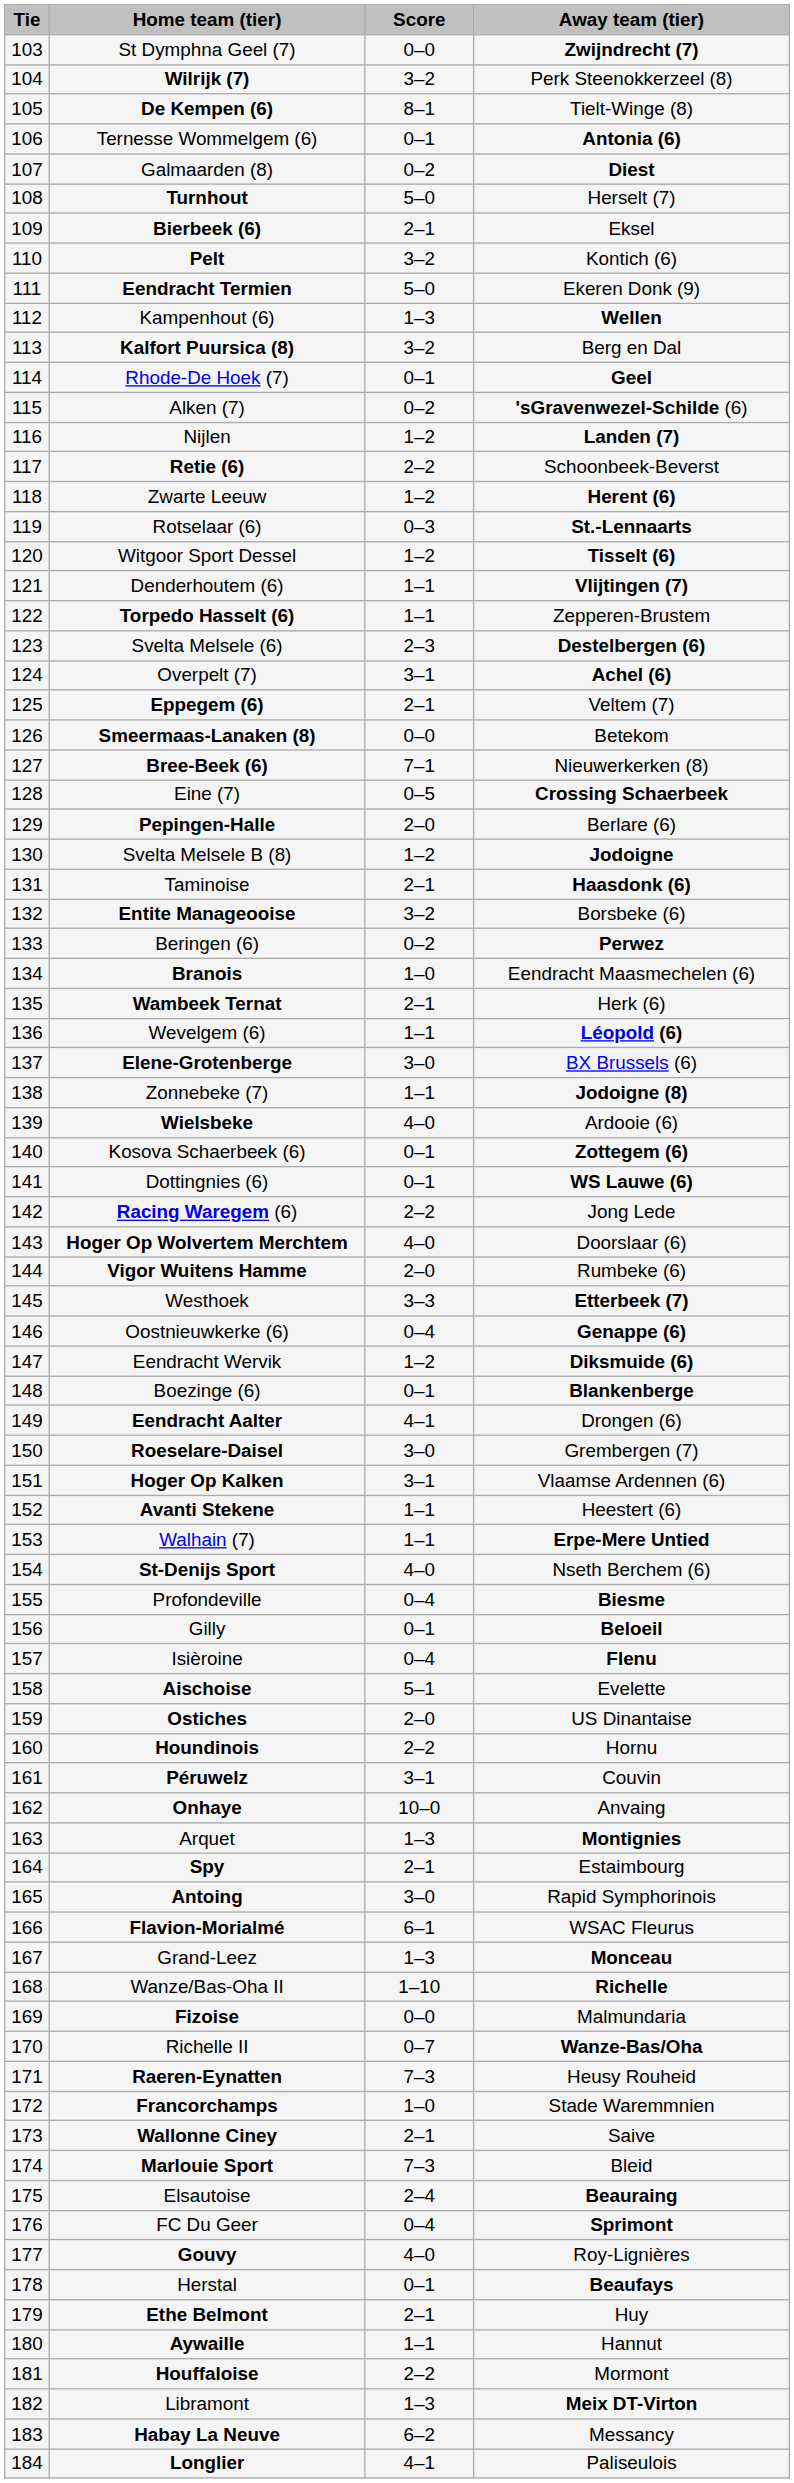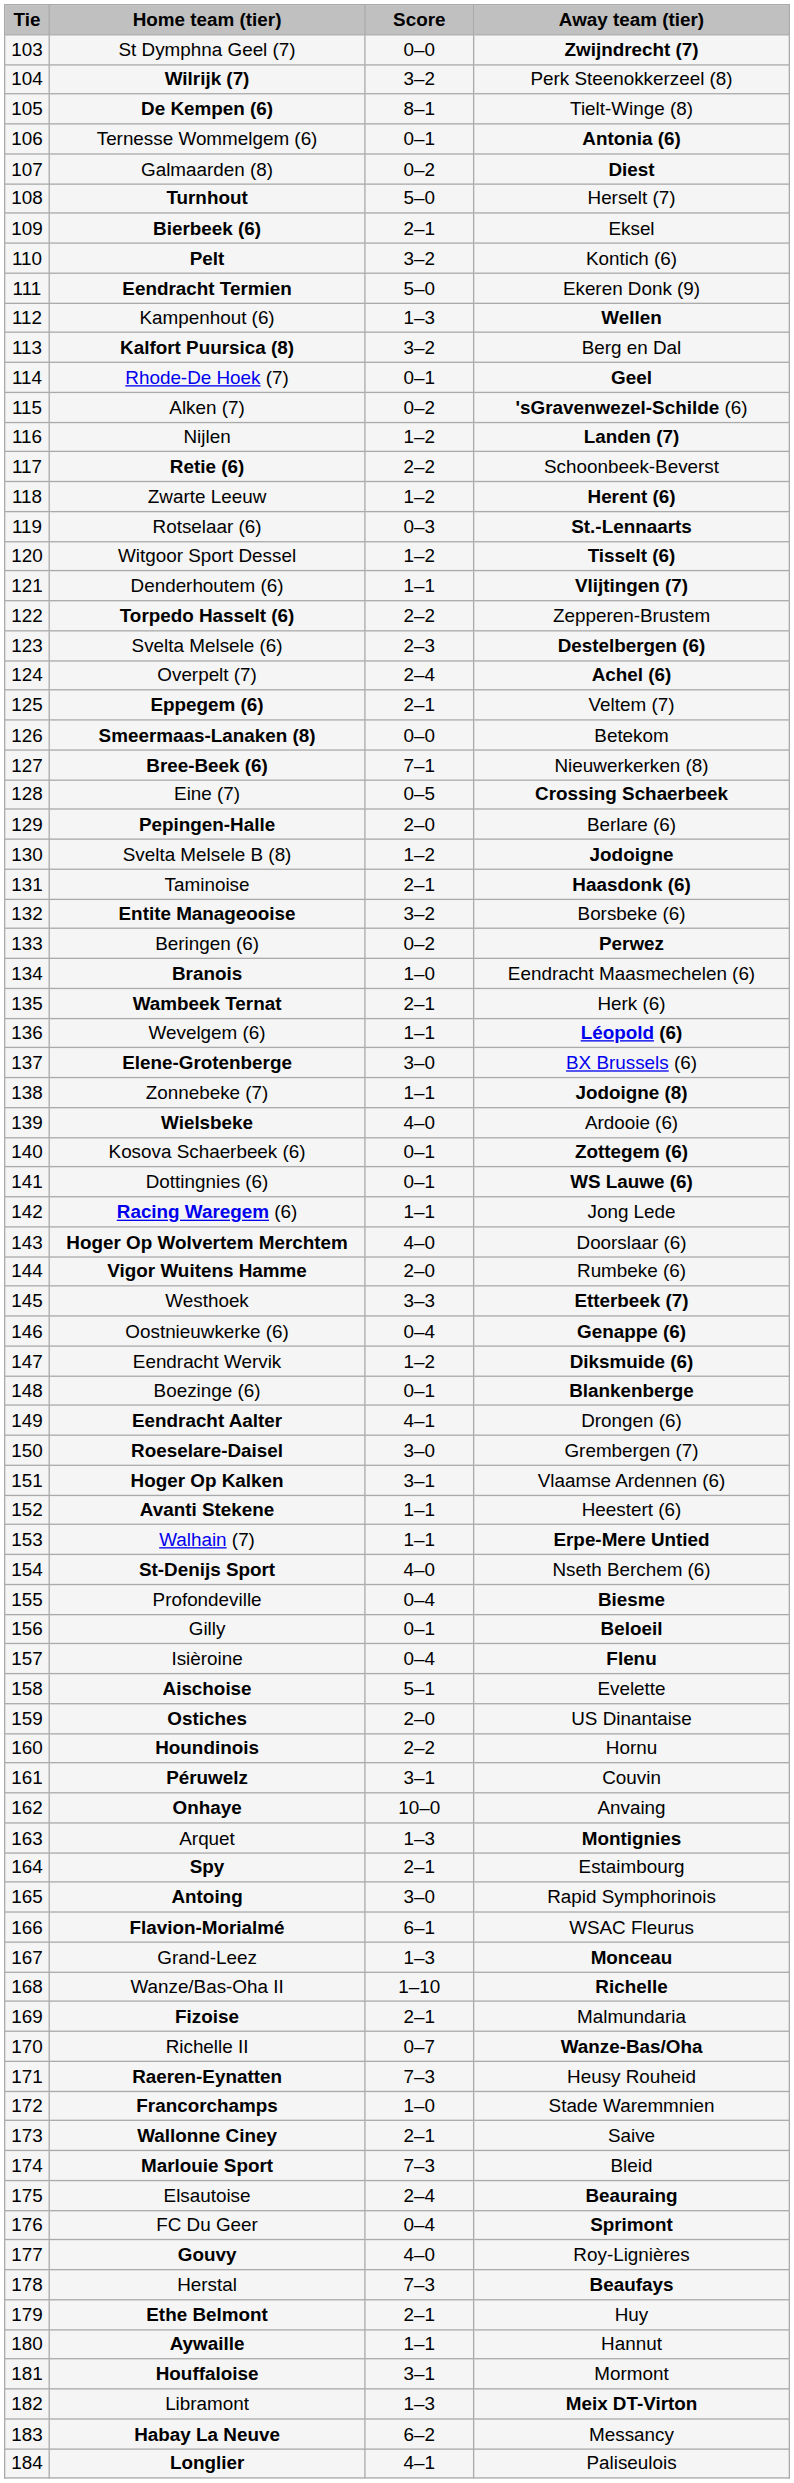(419, 616) 1–1 -> (419, 616) 2–2
(419, 676) 3–1 -> (419, 676) 2–4
(419, 1212) 2–2 -> (419, 1212) 1–1
(419, 2017) 0–0 -> (419, 2017) 2–1
(419, 2285) 0–1 -> (419, 2285) 7–3
(419, 2374) 2–2 -> (419, 2374) 3–1
